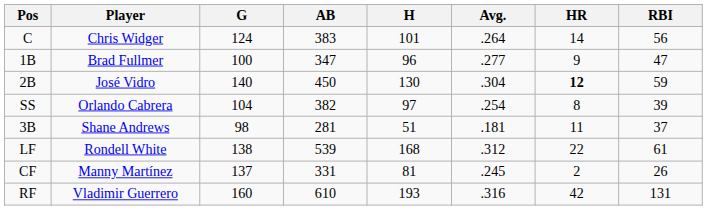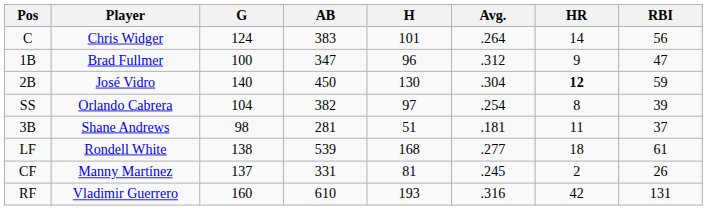(493, 60) .277 -> (493, 60) .312
(493, 149) .312 -> (493, 149) .277
(577, 149) 22 -> (577, 149) 18
